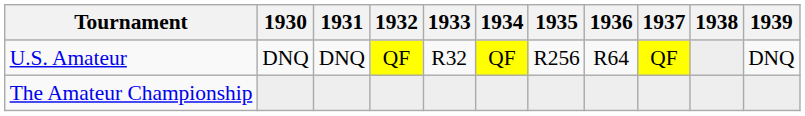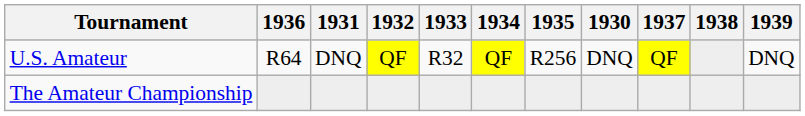columns swapped: (286, 22) <-> (611, 22)
